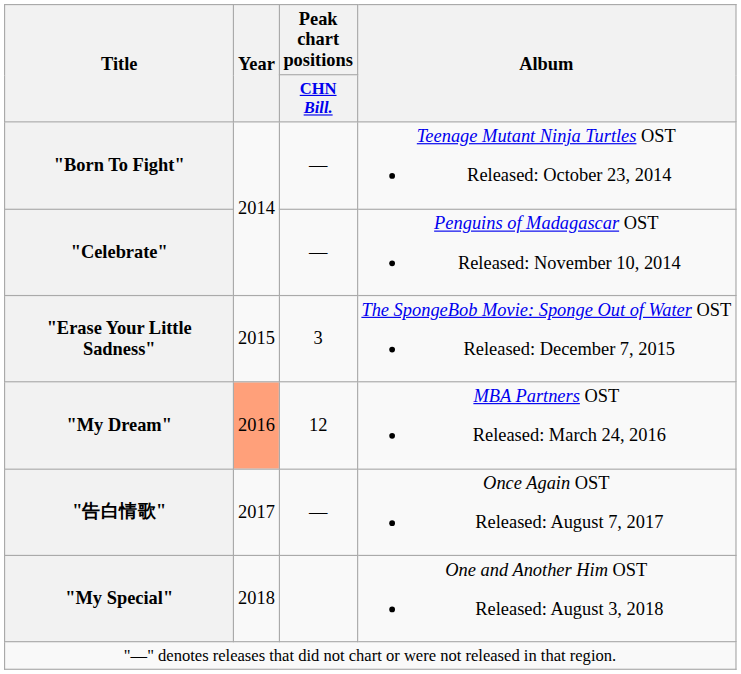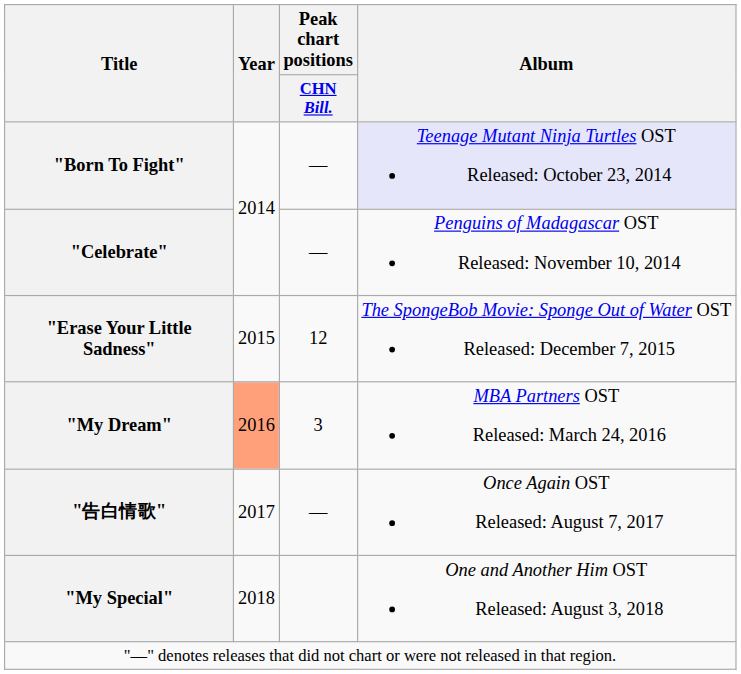(546, 156) no background -> (546, 156) lavender background
(318, 338) 3 -> (318, 338) 12
(318, 425) 12 -> (318, 425) 3
